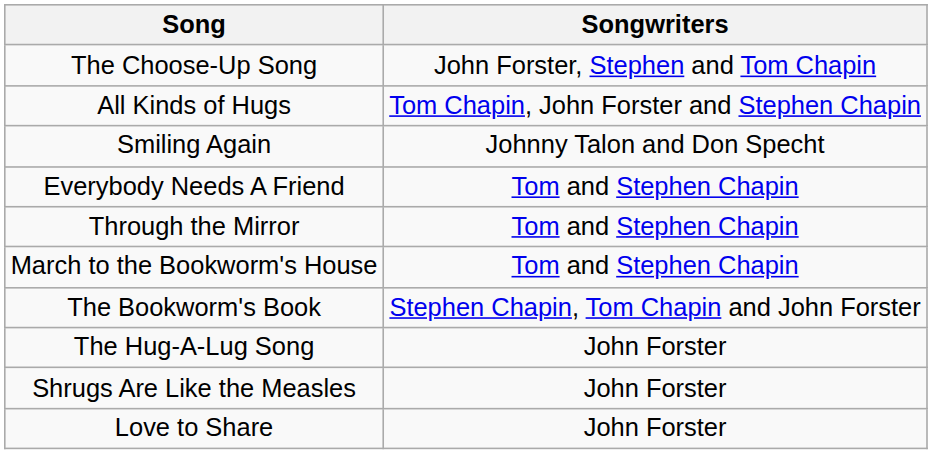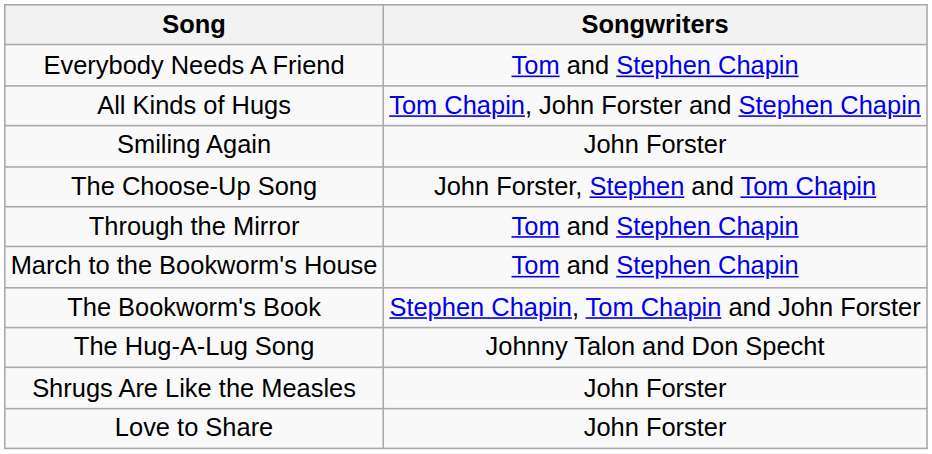rows swapped: (194, 186) <-> (194, 65)
(655, 145) Johnny Talon and Don Specht -> (655, 145) John Forster
(655, 347) John Forster -> (655, 347) Johnny Talon and Don Specht
